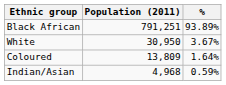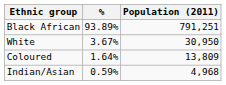columns swapped: (133, 12) <-> (202, 12)
